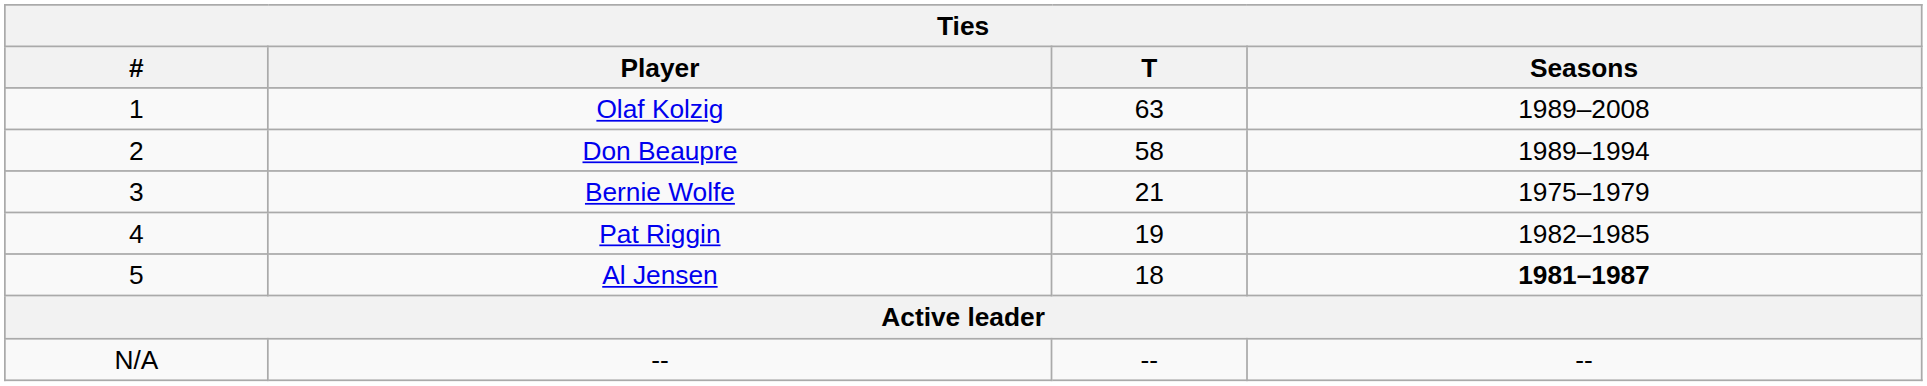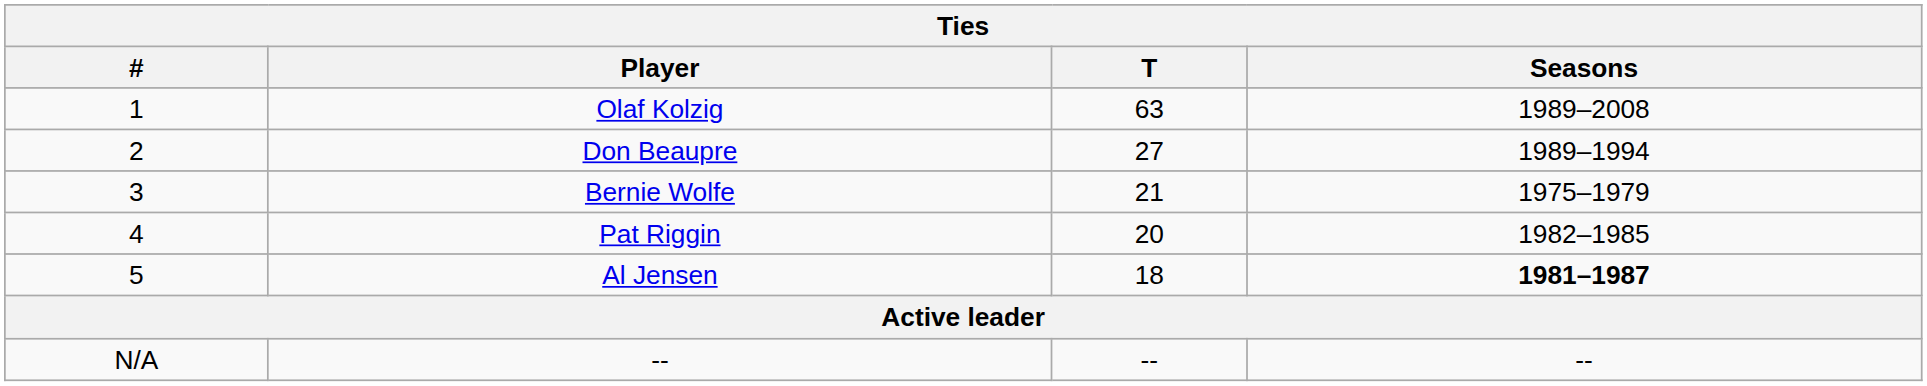(1149, 151) 58 -> (1149, 151) 27
(1149, 234) 19 -> (1149, 234) 20
